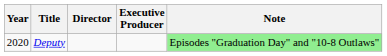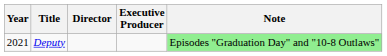(18, 42) 2020 -> (18, 42) 2021
